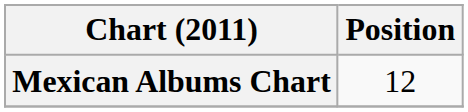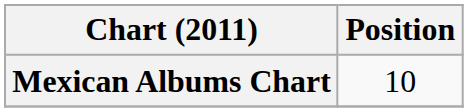(400, 80) 12 -> (400, 80) 10
